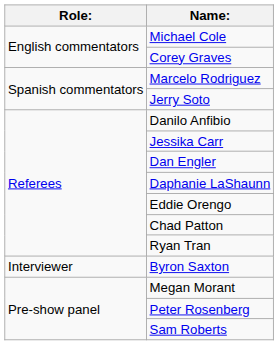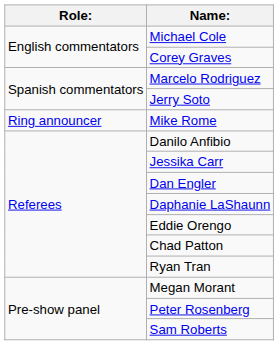+ row: (183, 120)
- row: (189, 267)
